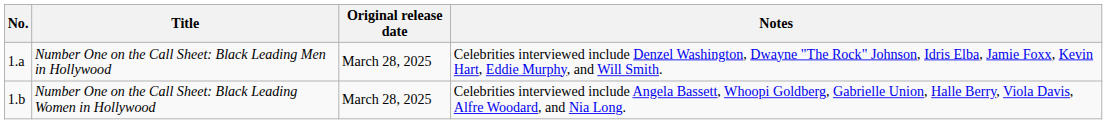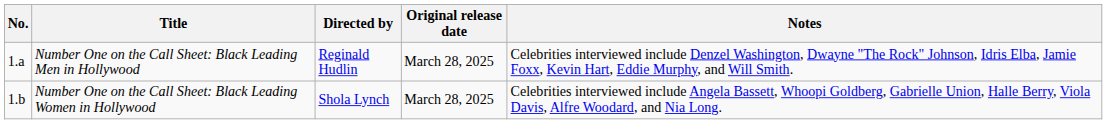+ column: (358, 23)
